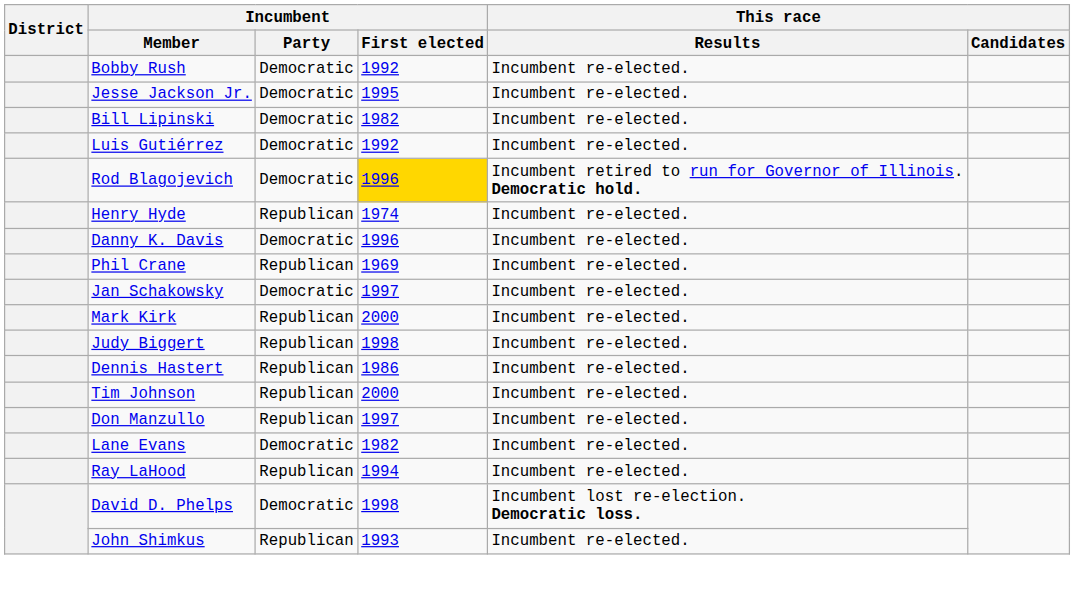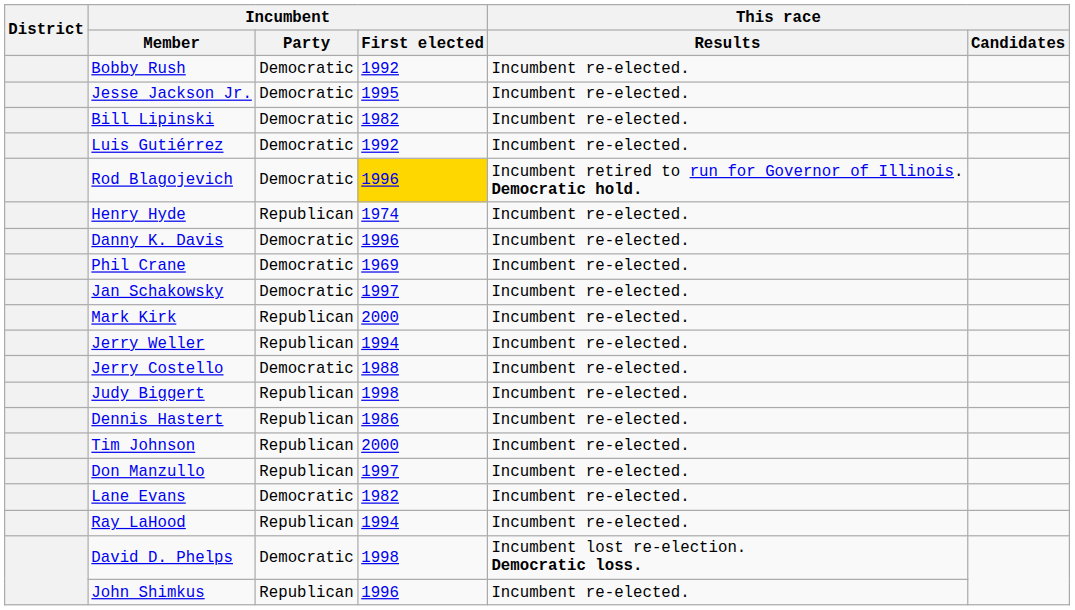(307, 266) Republican -> (307, 266) Democratic
+ row: (148, 343)
+ row: (157, 369)
(380, 541) 1993 -> (380, 592) 1996
